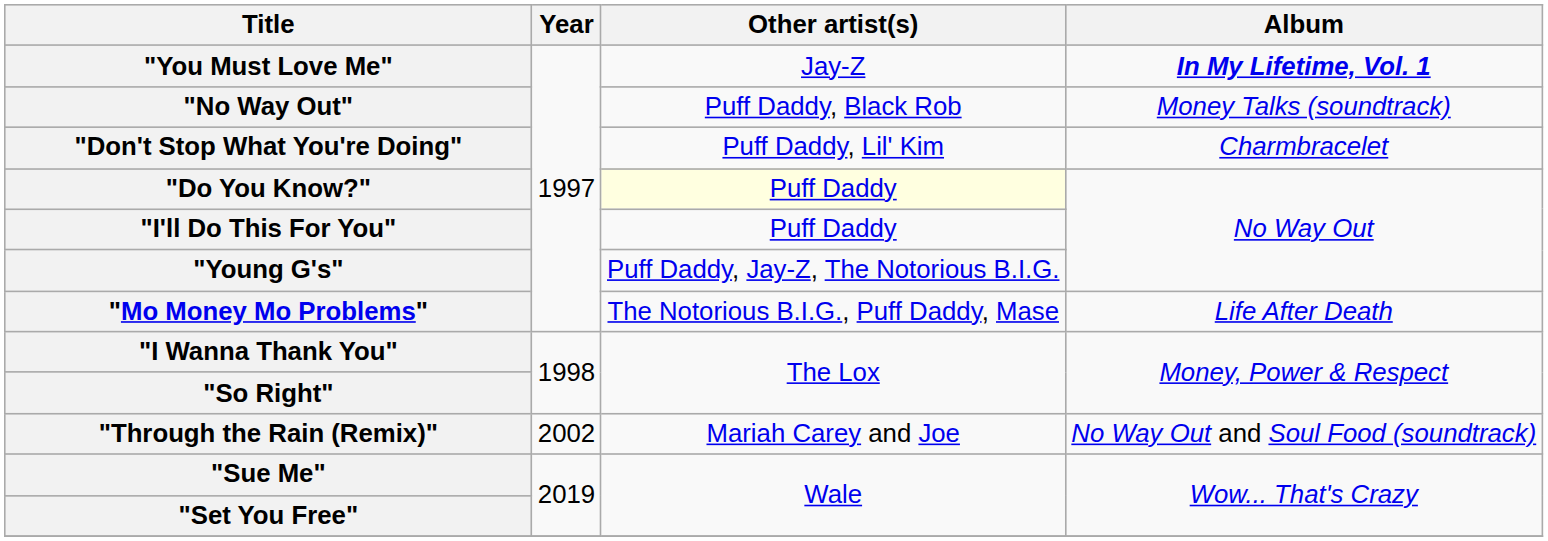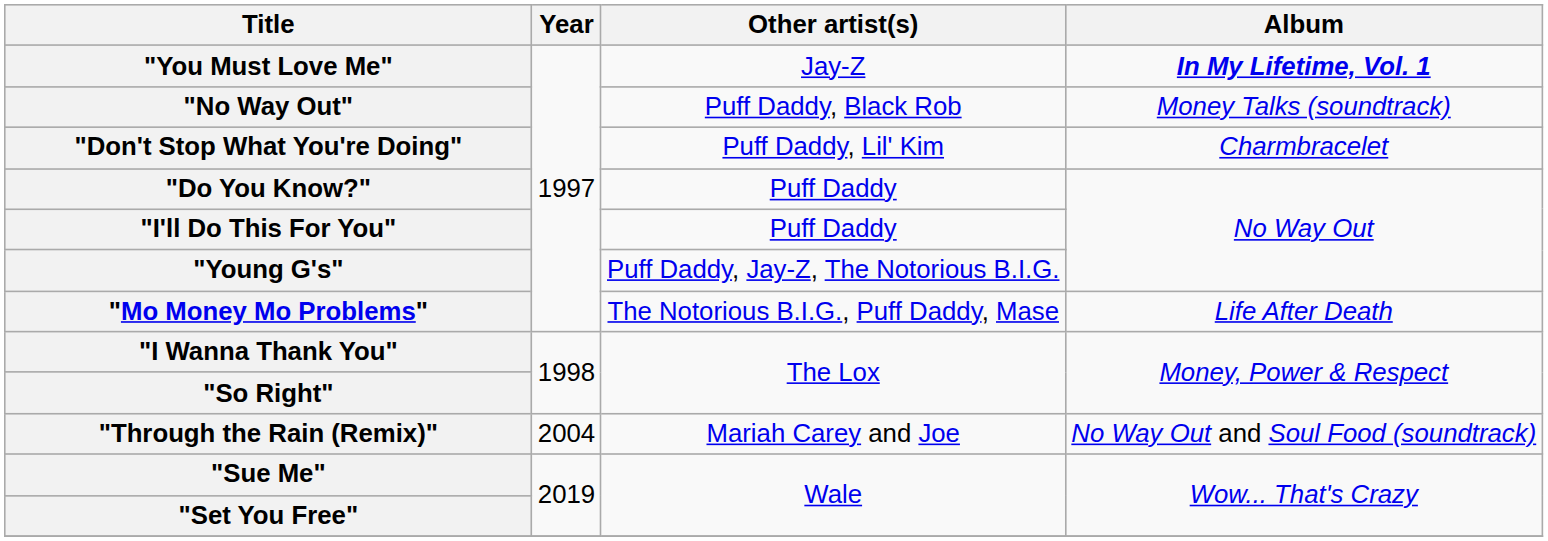(833, 188) lightyellow background -> (833, 188) no background
(566, 433) 2002 -> (566, 433) 2004
